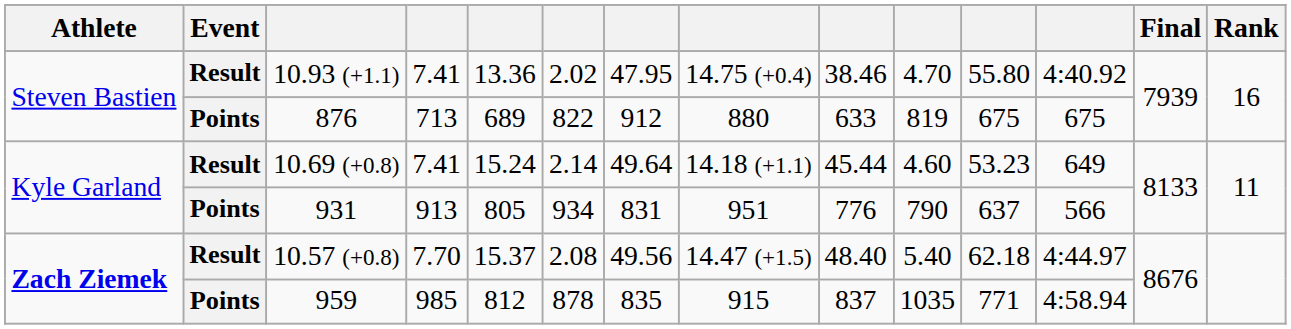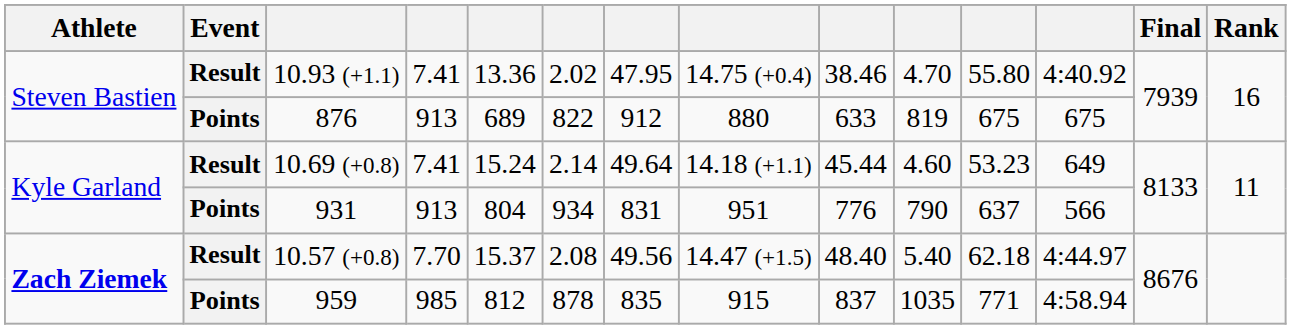(437, 118) 713 -> (437, 118) 913
(505, 210) 805 -> (505, 210) 804
